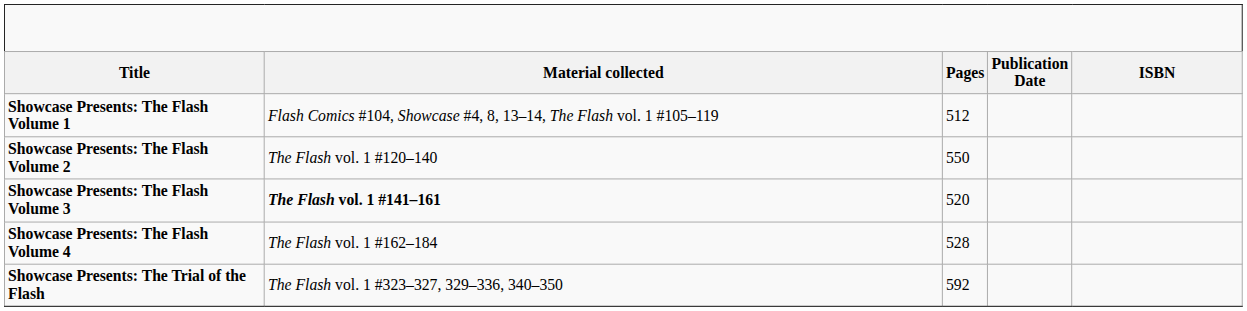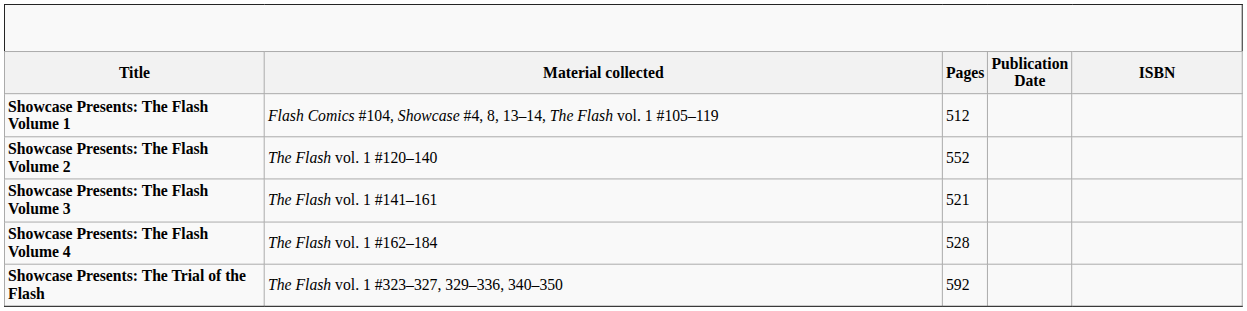(958, 157) 550 -> (958, 157) 552
(354, 200) bold -> (353, 200) normal
(958, 200) 520 -> (958, 200) 521
